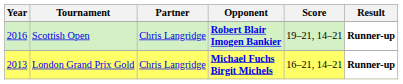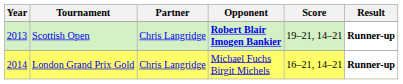(17, 36) 2016 -> (17, 36) 2013
(17, 65) 2013 -> (17, 65) 2014
(243, 65) bold -> (241, 65) normal
